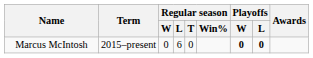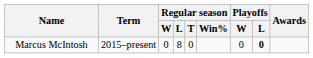(179, 45) 6 -> (179, 45) 8
(241, 45) bold -> (241, 45) normal
